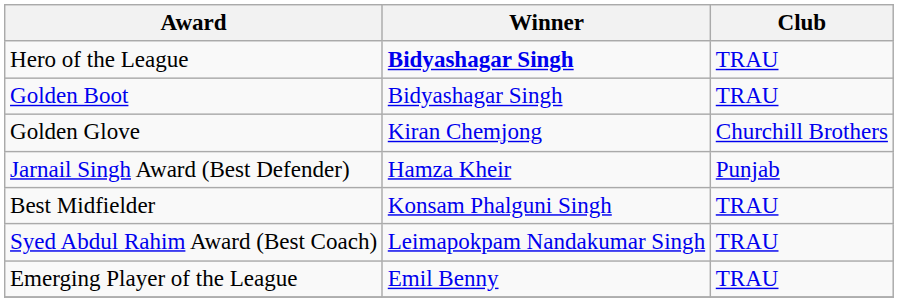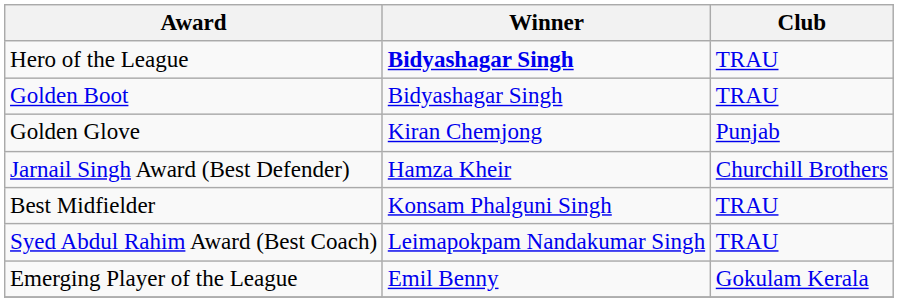(802, 132) Churchill Brothers -> (748, 132) Punjab
(748, 168) Punjab -> (802, 168) Churchill Brothers
(747, 278) TRAU -> (792, 278) Gokulam Kerala
